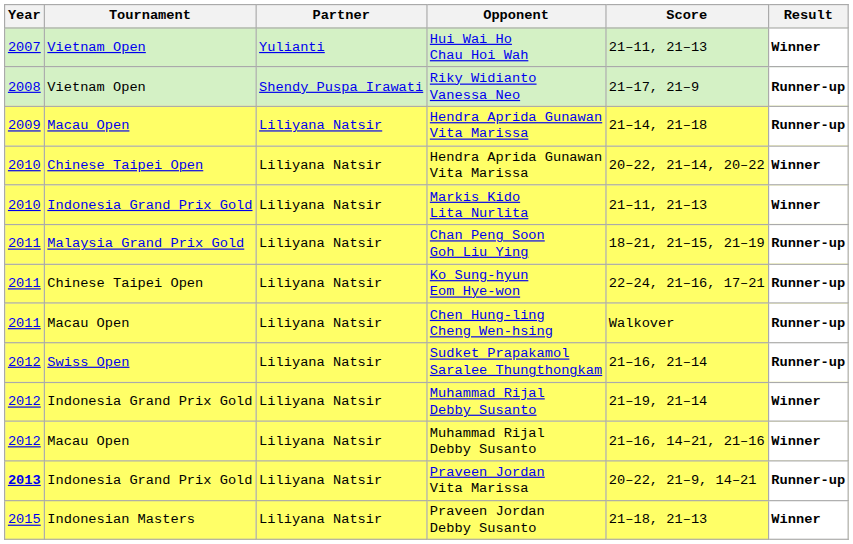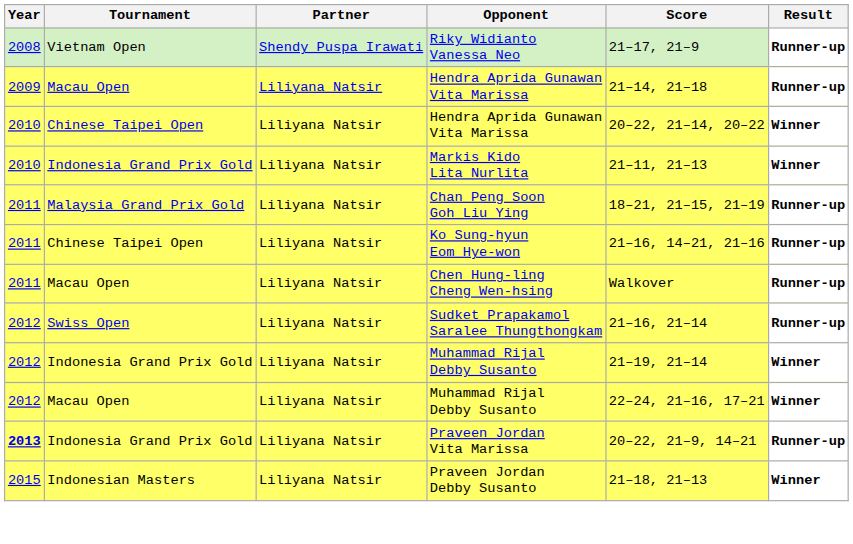- row: (97, 47)
(687, 283) 22–24, 21–16, 17–21 -> (687, 244) 21–16, 14–21, 21–16
(687, 441) 21–16, 14–21, 21–16 -> (687, 401) 22–24, 21–16, 17–21
